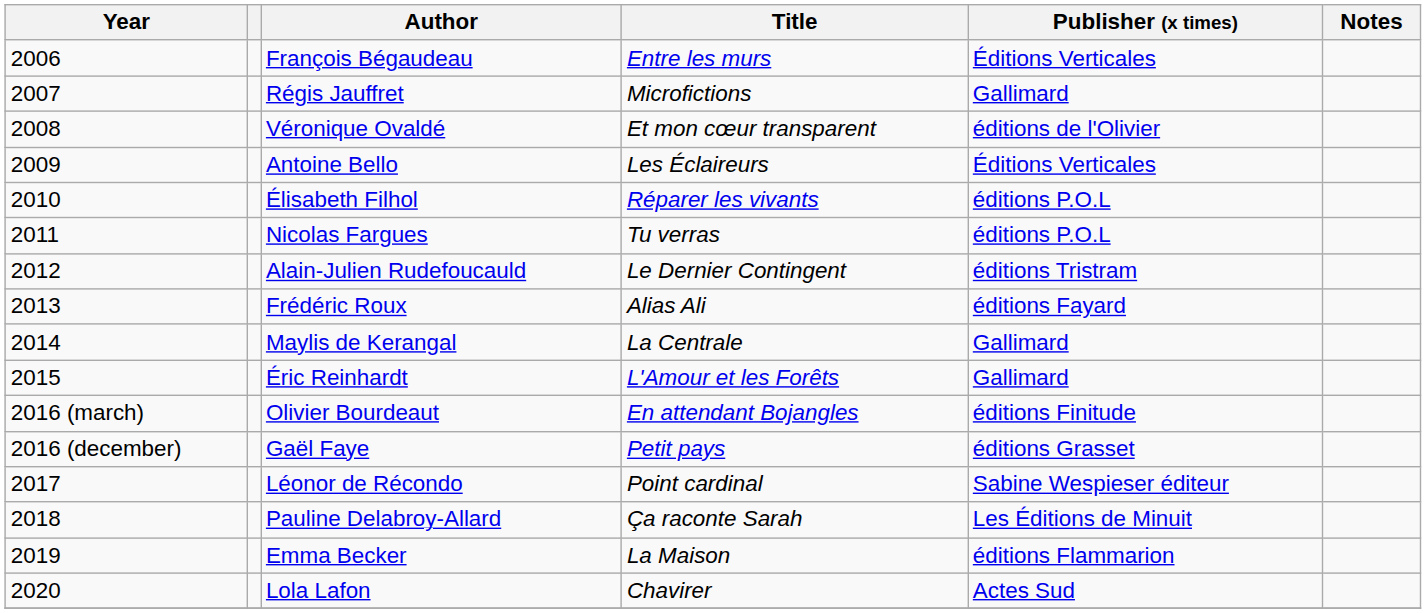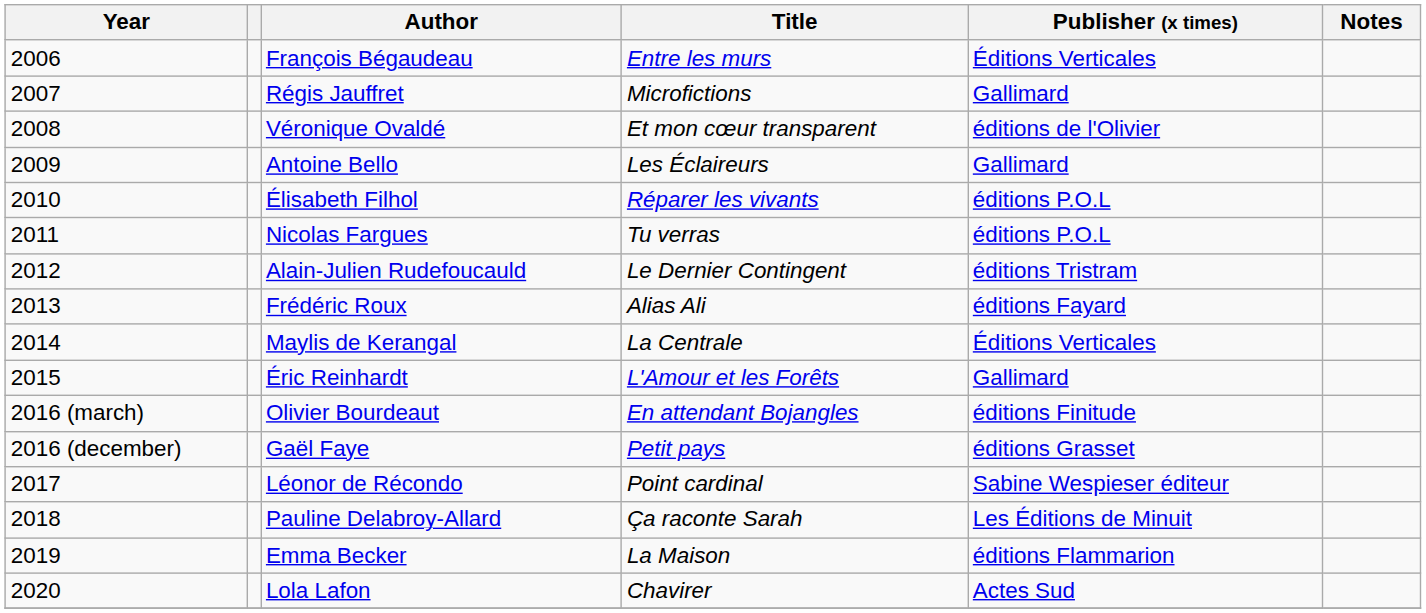(1064, 164) Éditions Verticales -> (1021, 164) Gallimard
(1021, 341) Gallimard -> (1064, 341) Éditions Verticales
